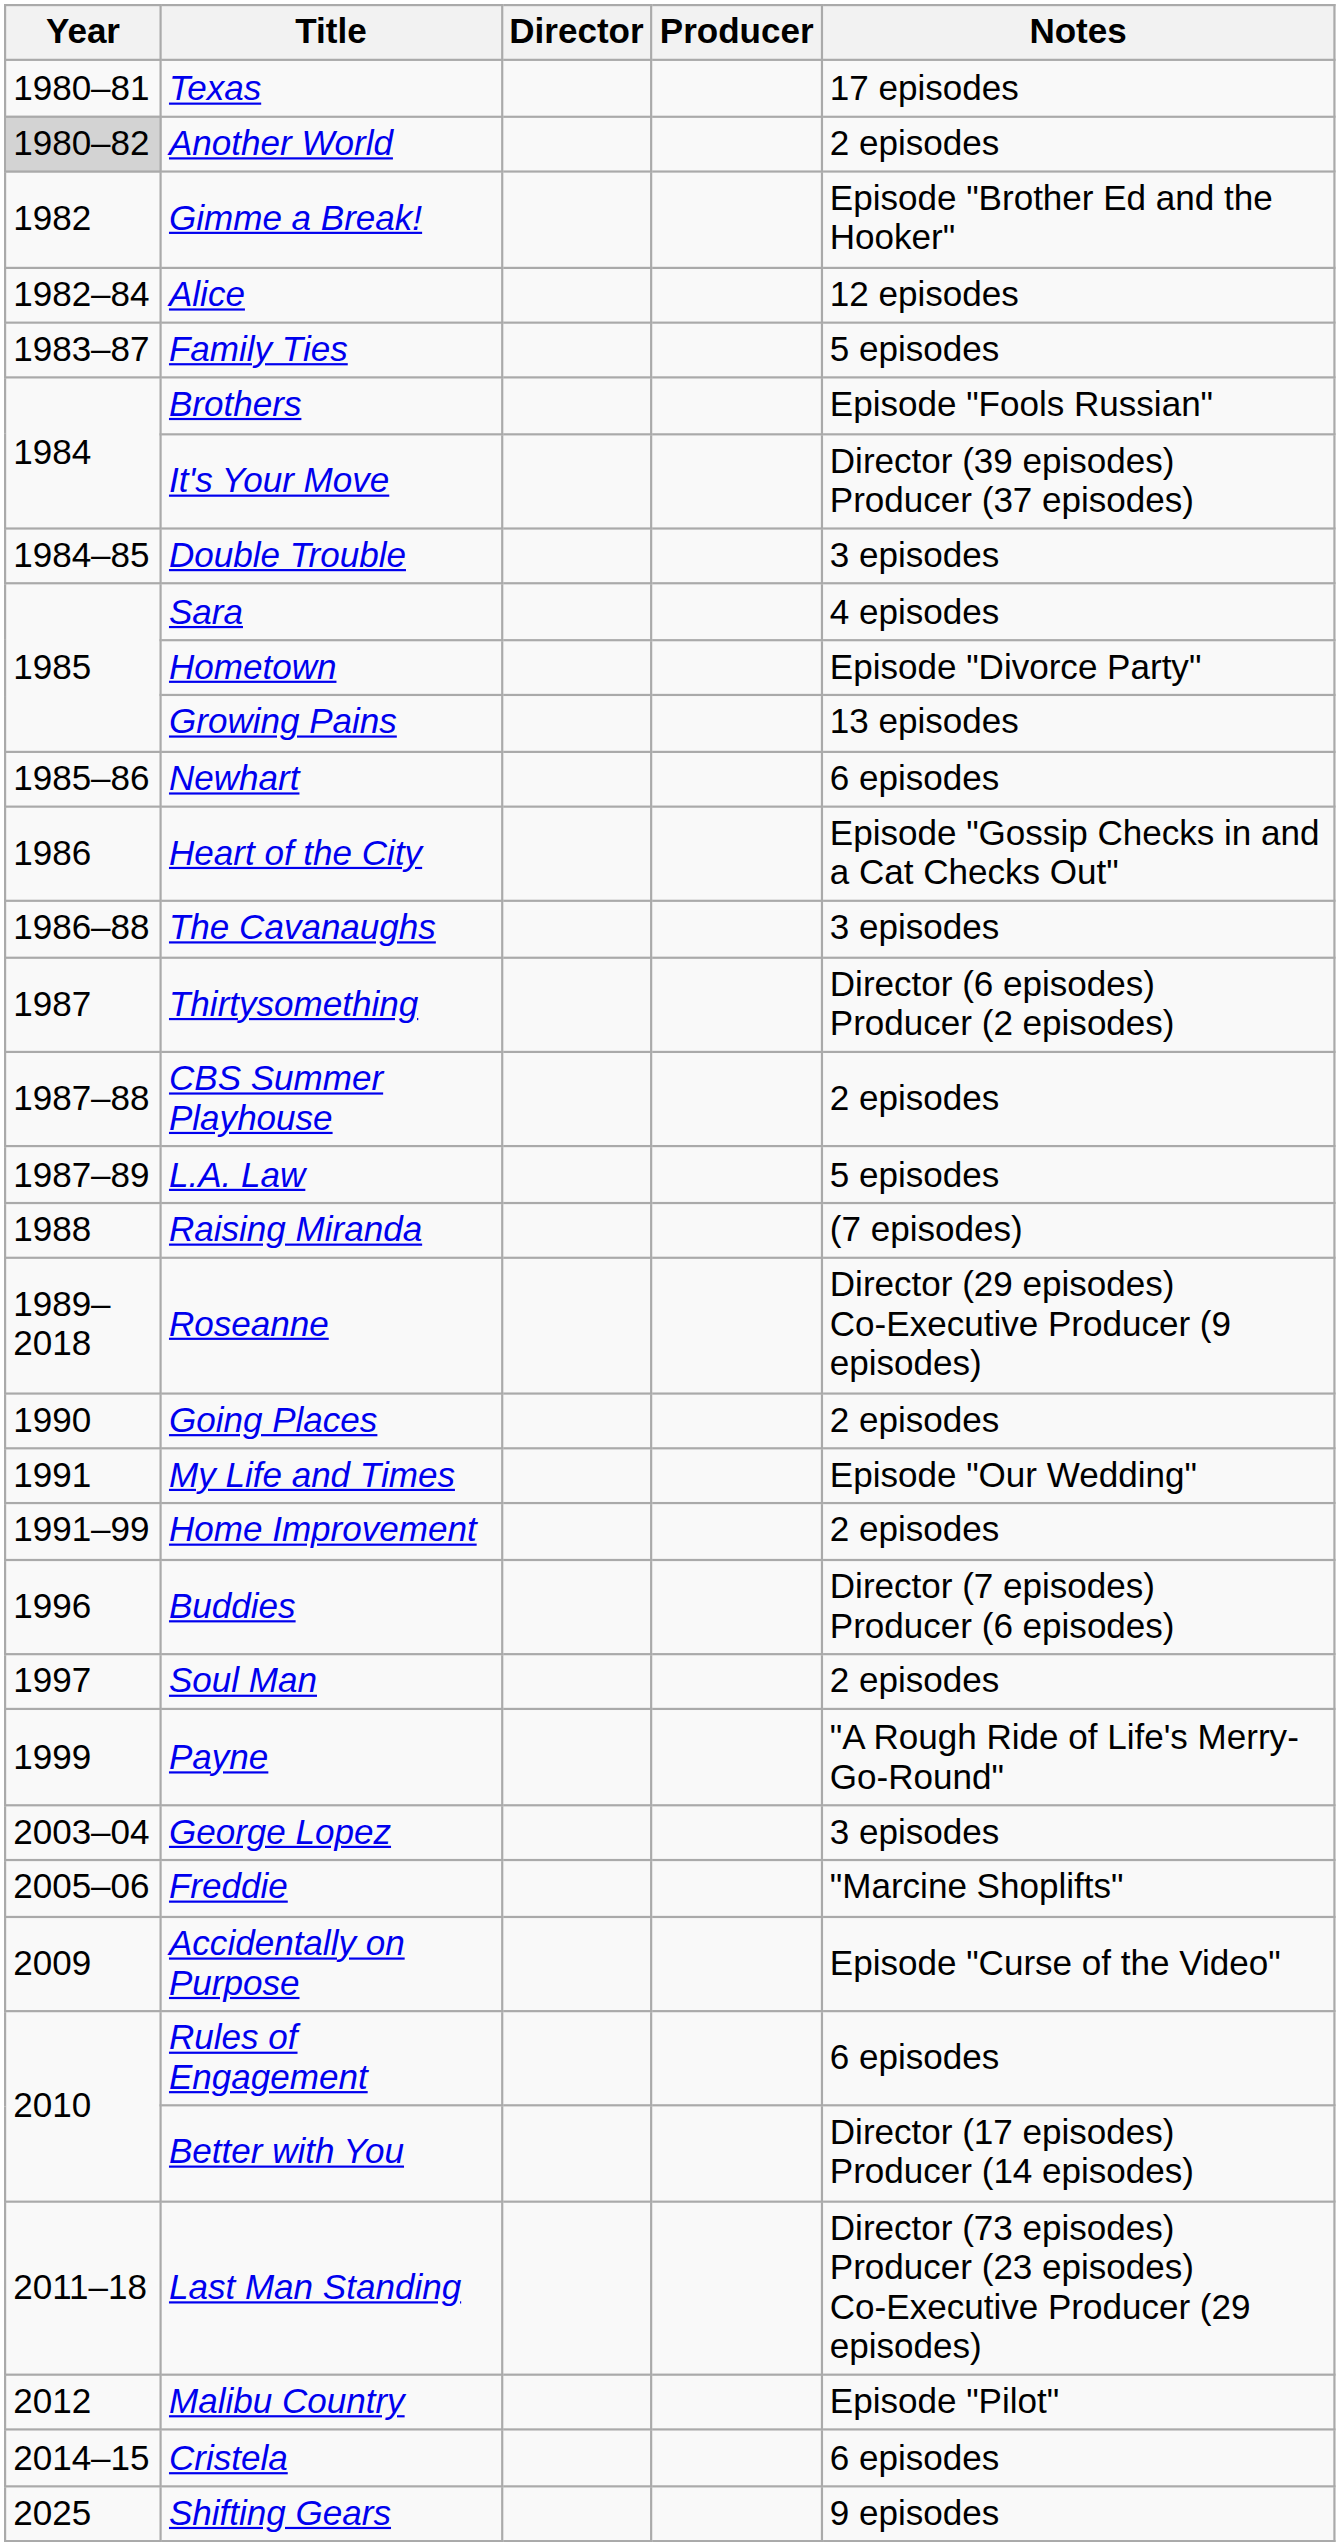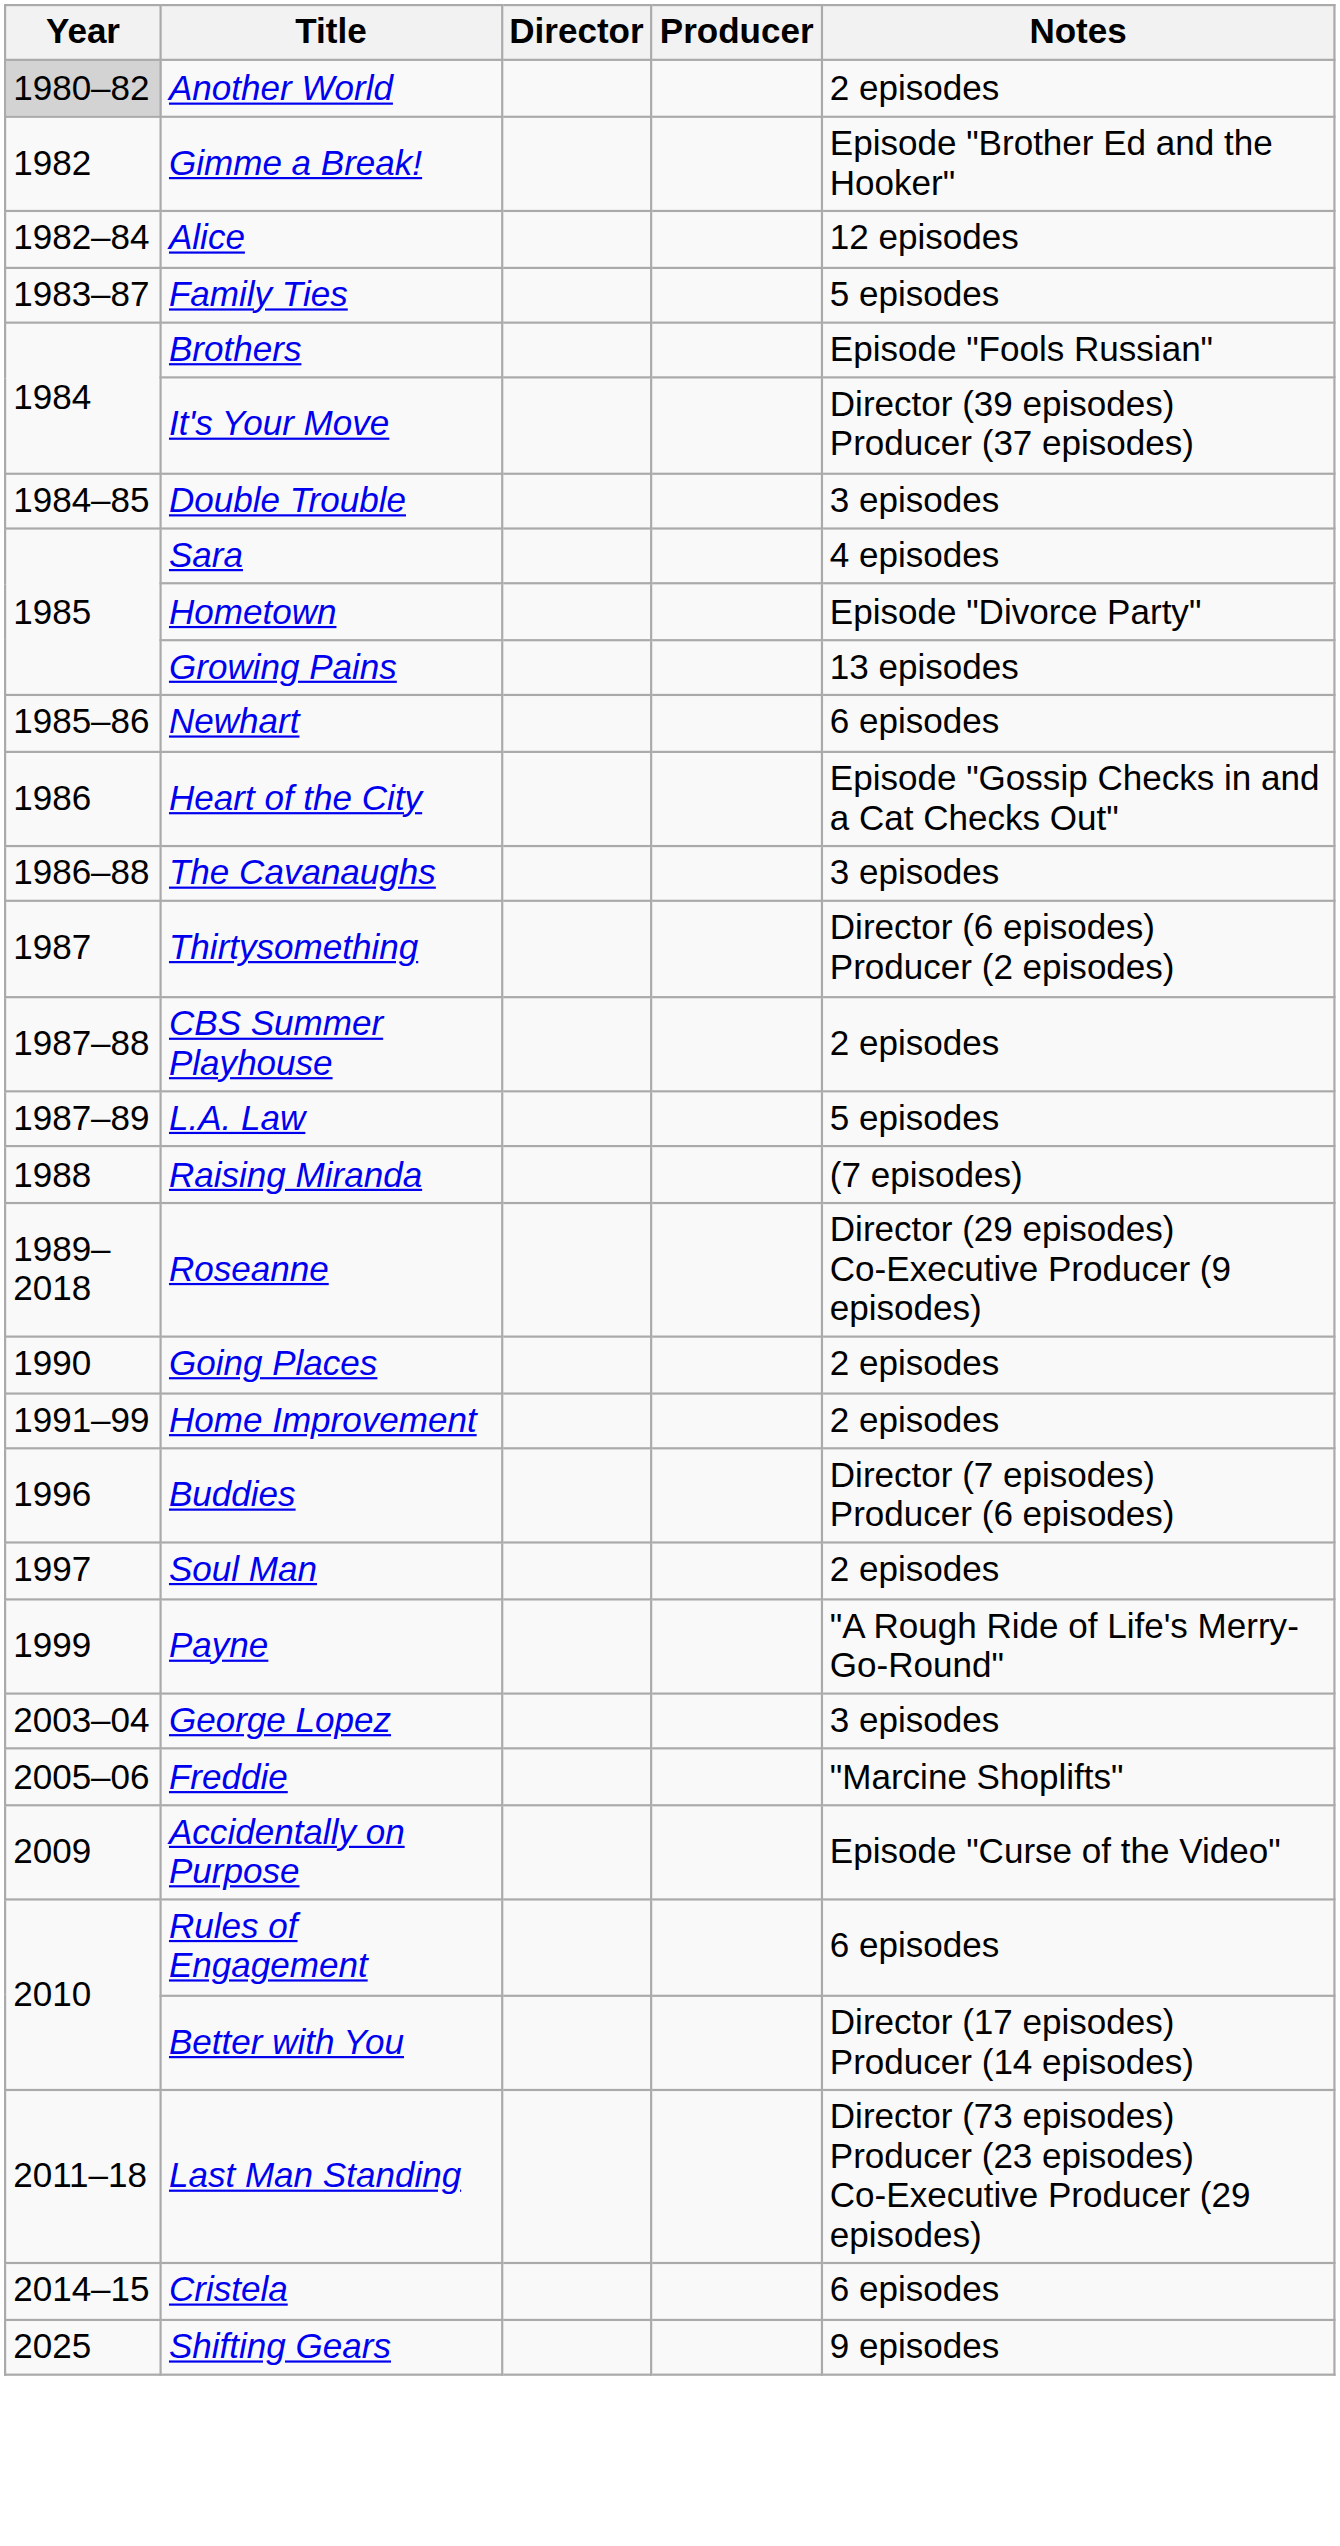- row: (215, 87)
- row: (312, 1475)
- row: (287, 2401)
